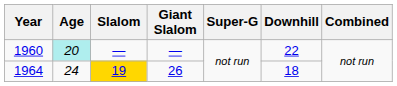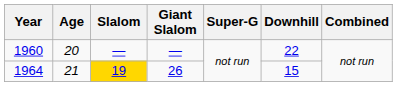(72, 50) paleturquoise background -> (72, 50) no background
(72, 71) 24 -> (72, 71) 21
(292, 71) 18 -> (292, 71) 15
